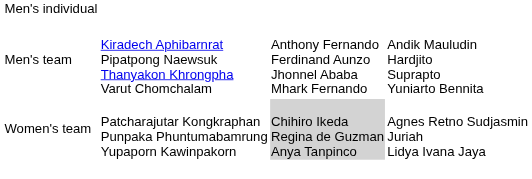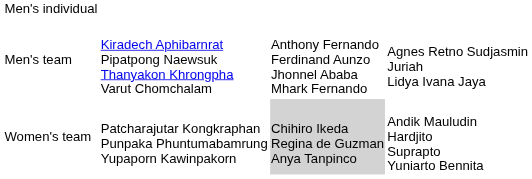(435, 67) Andik Mauludin Hardjito Suprapto Yuniarto Bennita -> (458, 67) Agnes Retno Sudjasmin Juriah Lidya Ivana Jaya
(458, 136) Agnes Retno Sudjasmin Juriah Lidya Ivana Jaya -> (435, 144) Andik Mauludin Hardjito Suprapto Yuniarto Bennita
